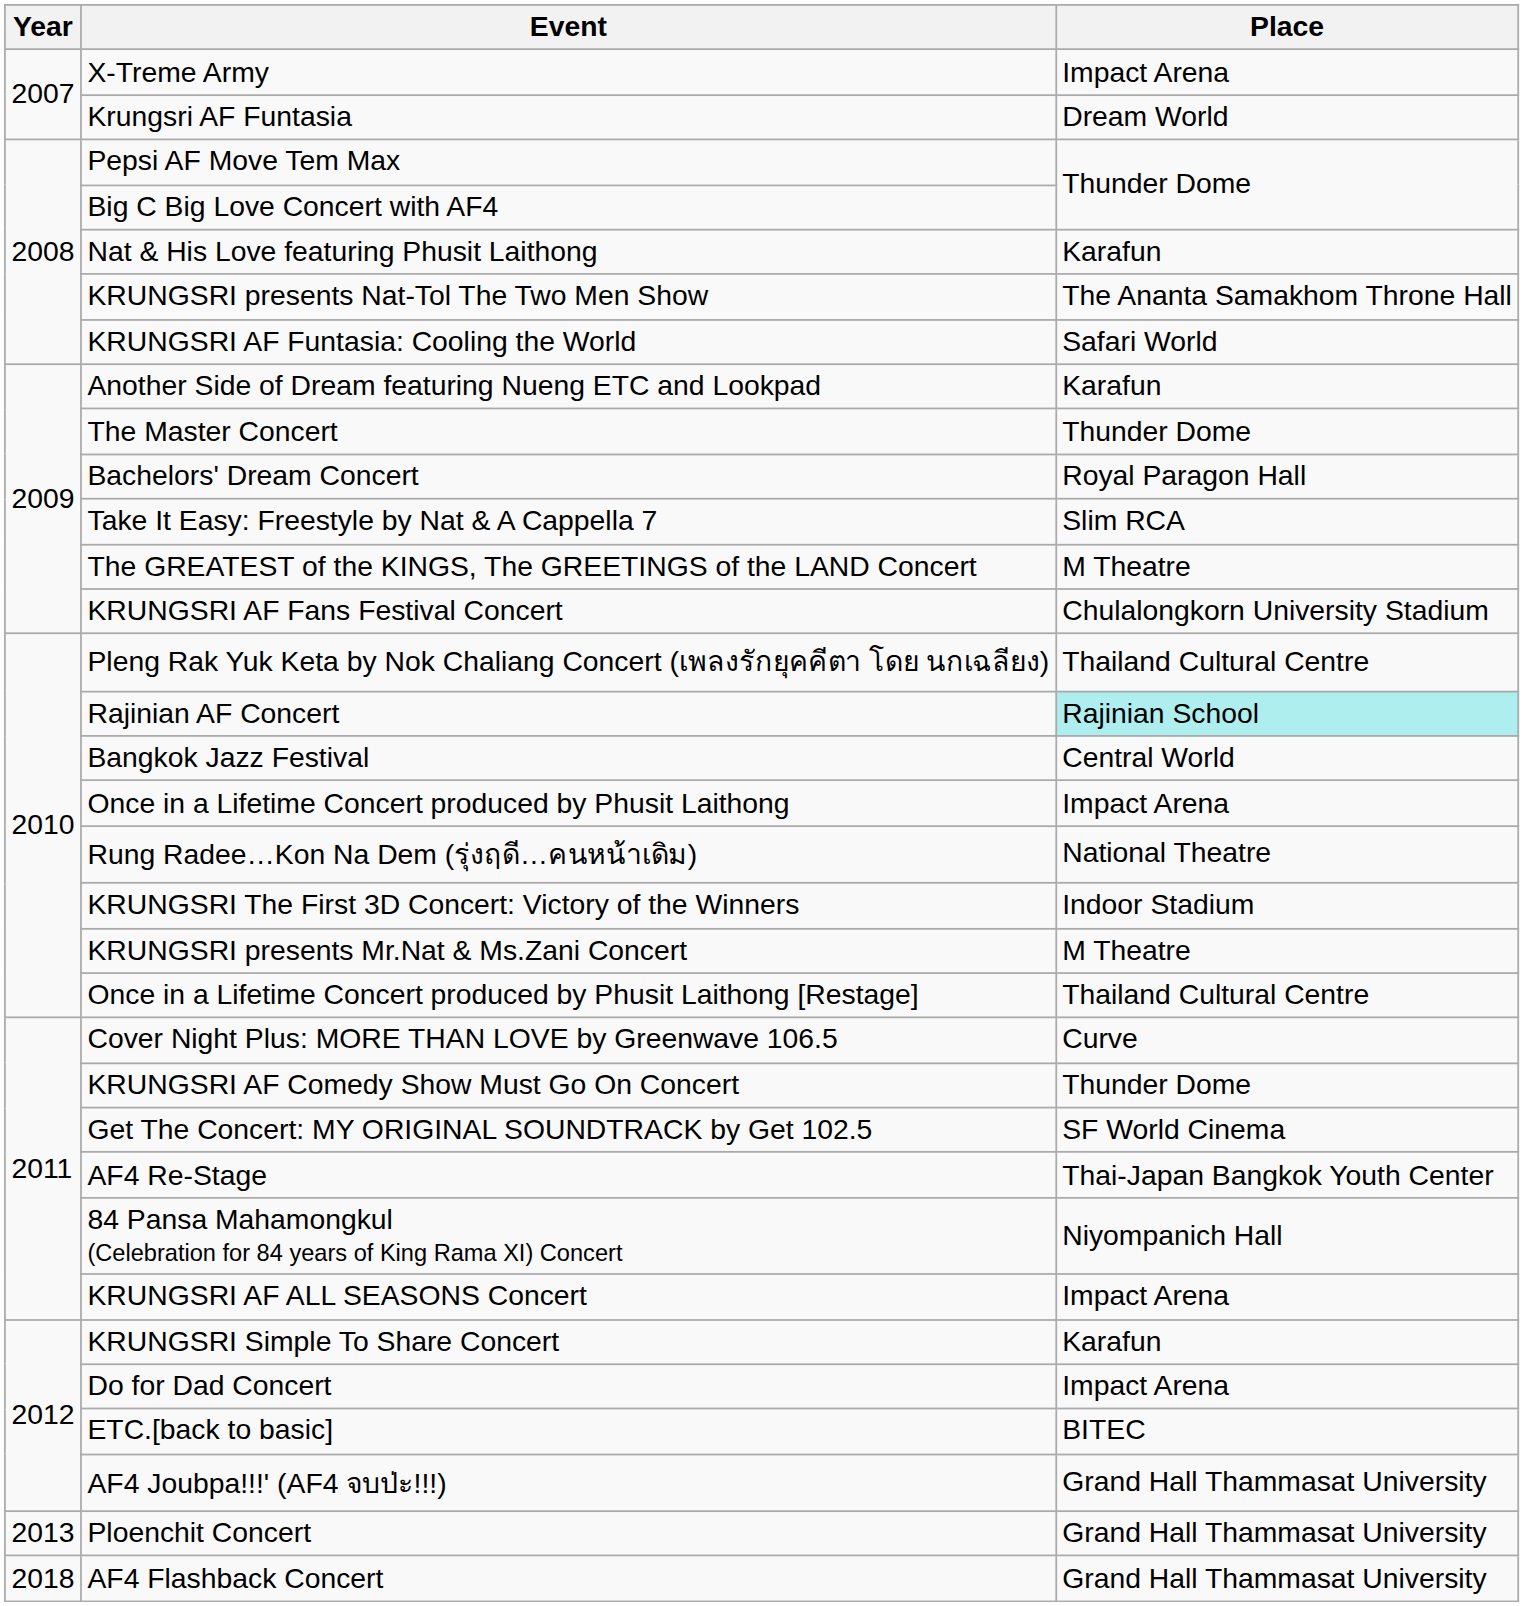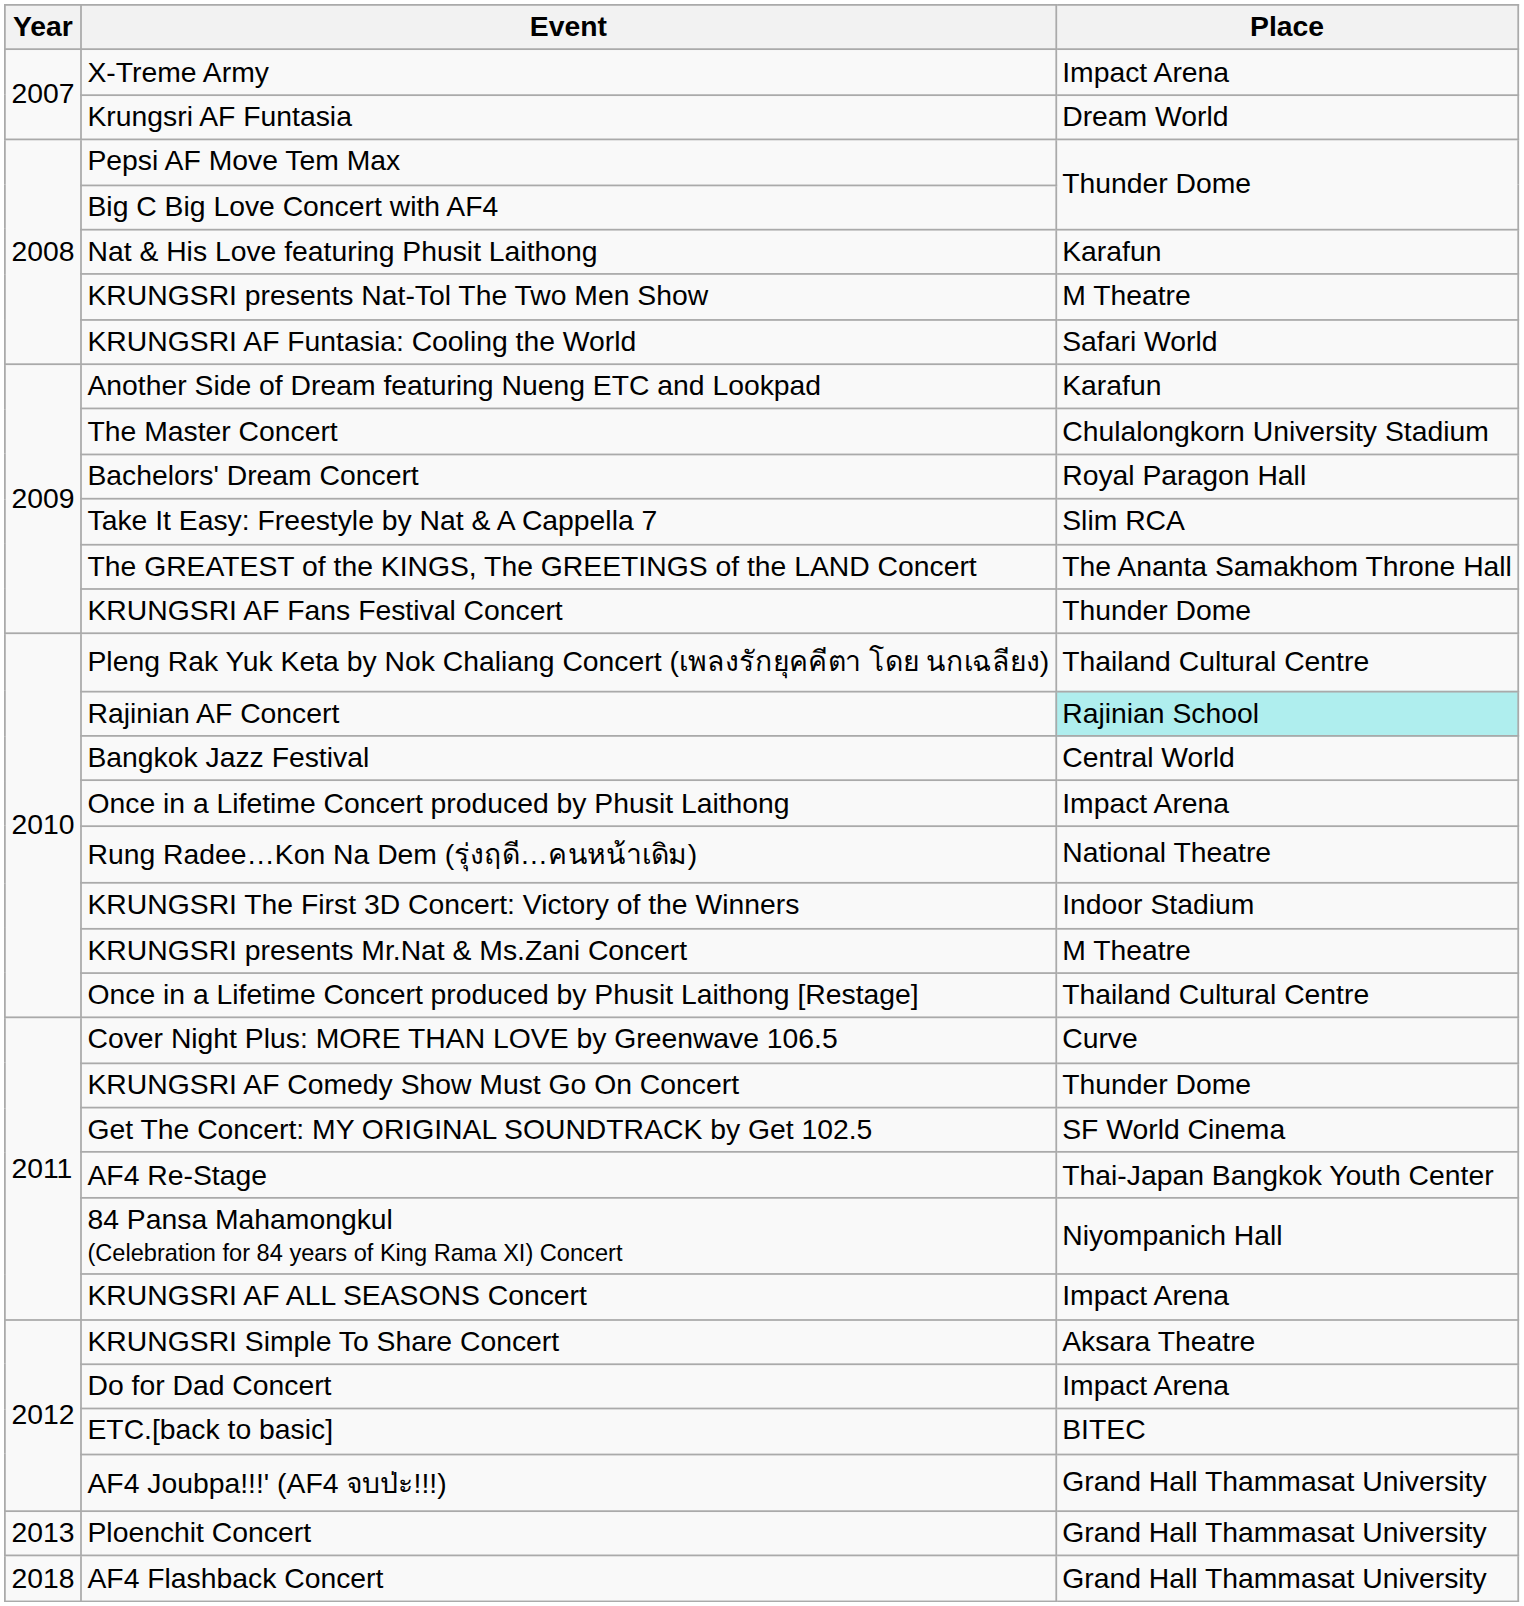(1287, 296) The Ananta Samakhom Throne Hall -> (1126, 296) M Theatre
(1157, 431) Thunder Dome -> (1275, 431) Chulalongkorn University Stadium
(1126, 565) M Theatre -> (1287, 565) The Ananta Samakhom Throne Hall
(1275, 610) Chulalongkorn University Stadium -> (1157, 610) Thunder Dome
(1112, 1341) Karafun -> (1159, 1341) Aksara Theatre
